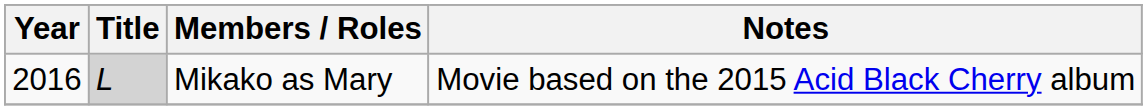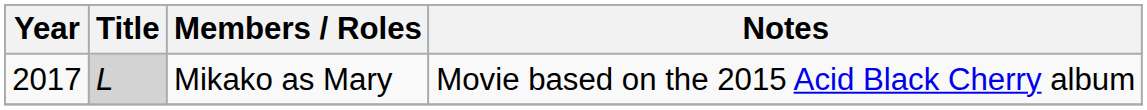(47, 78) 2016 -> (47, 78) 2017
